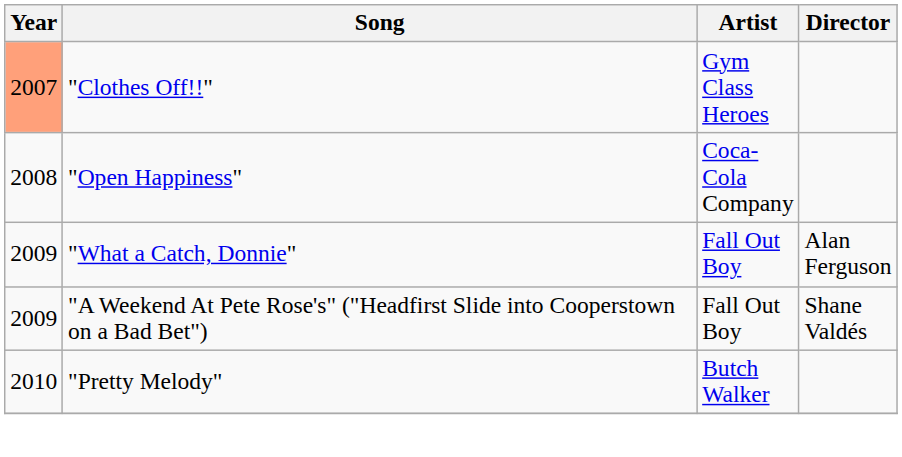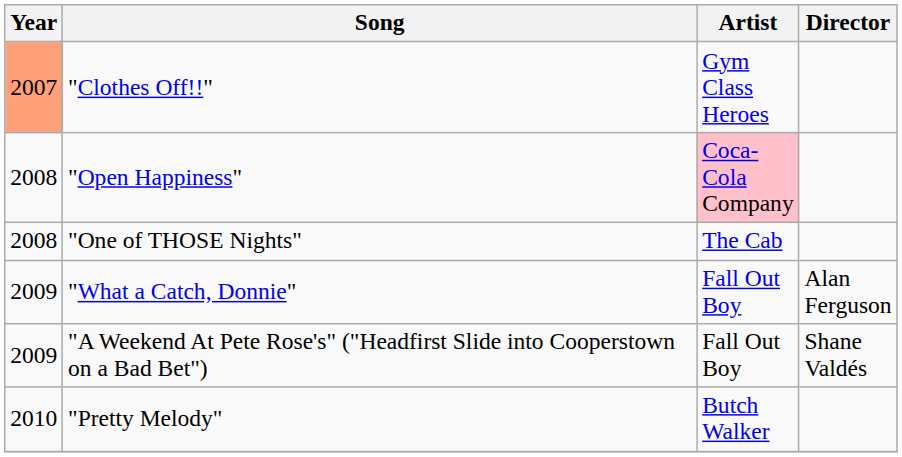(748, 177) no background -> (748, 177) pink background
+ row: (185, 240)
